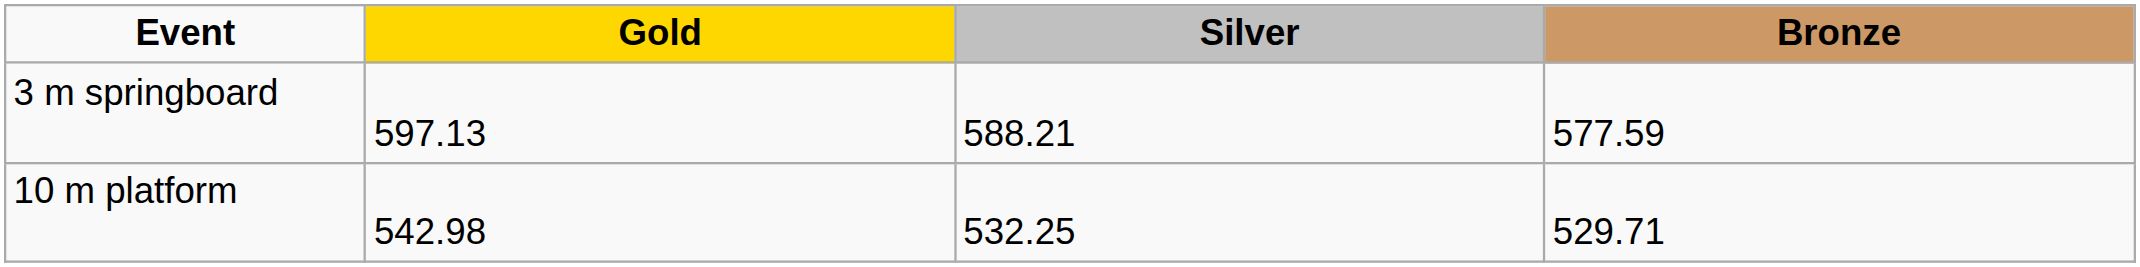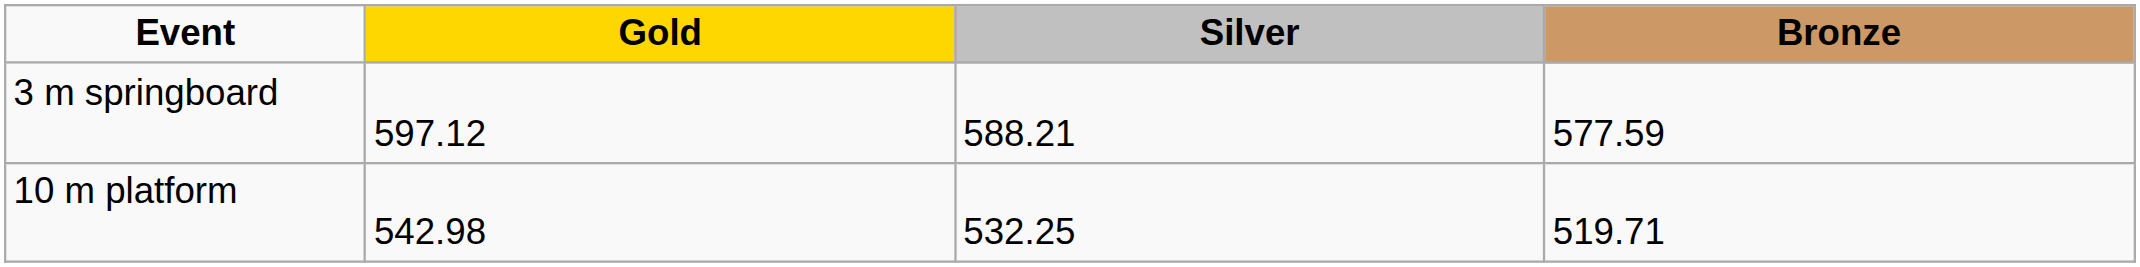(430, 132) 597.13 -> (430, 132) 597.12
(1609, 232) 529.71 -> (1609, 232) 519.71
